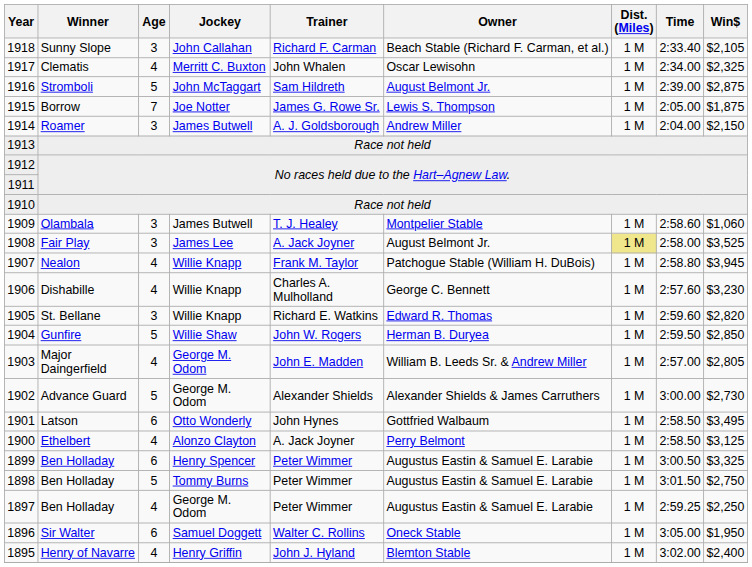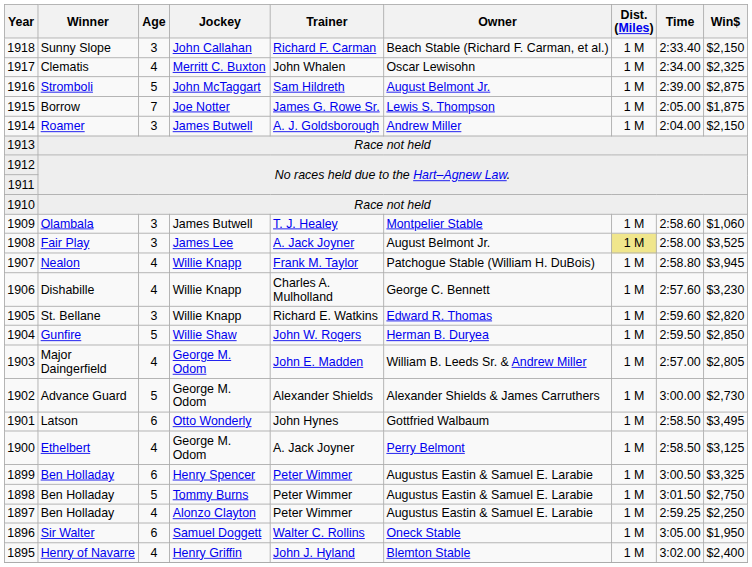(725, 48) $2,105 -> (725, 48) $2,150
(214, 441) Alonzo Clayton -> (202, 448) George M. Odom
(202, 507) George M. Odom -> (214, 514) Alonzo Clayton
